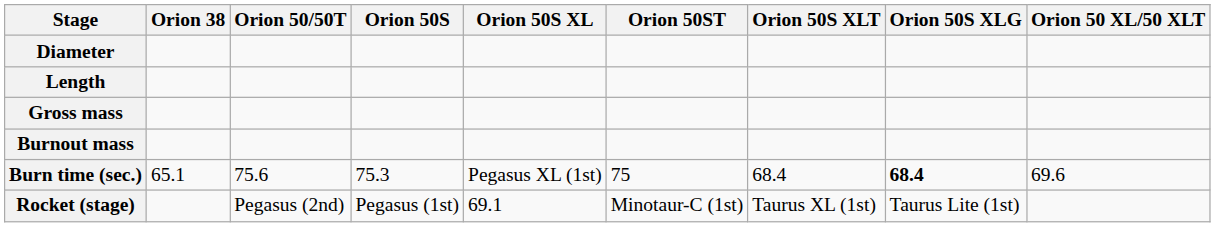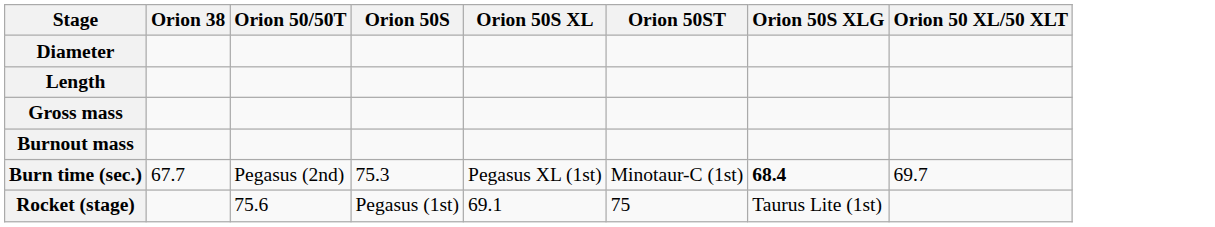- column: (816, 19)
(168, 174) 65.1 -> (168, 174) 67.7
(251, 174) 75.6 -> (289, 174) Pegasus (2nd)
(621, 174) 75 -> (677, 174) Minotaur-C (1st)
(1048, 174) 69.6 -> (911, 174) 69.7
(289, 205) Pegasus (2nd) -> (251, 205) 75.6
(677, 205) Minotaur-C (1st) -> (621, 205) 75
